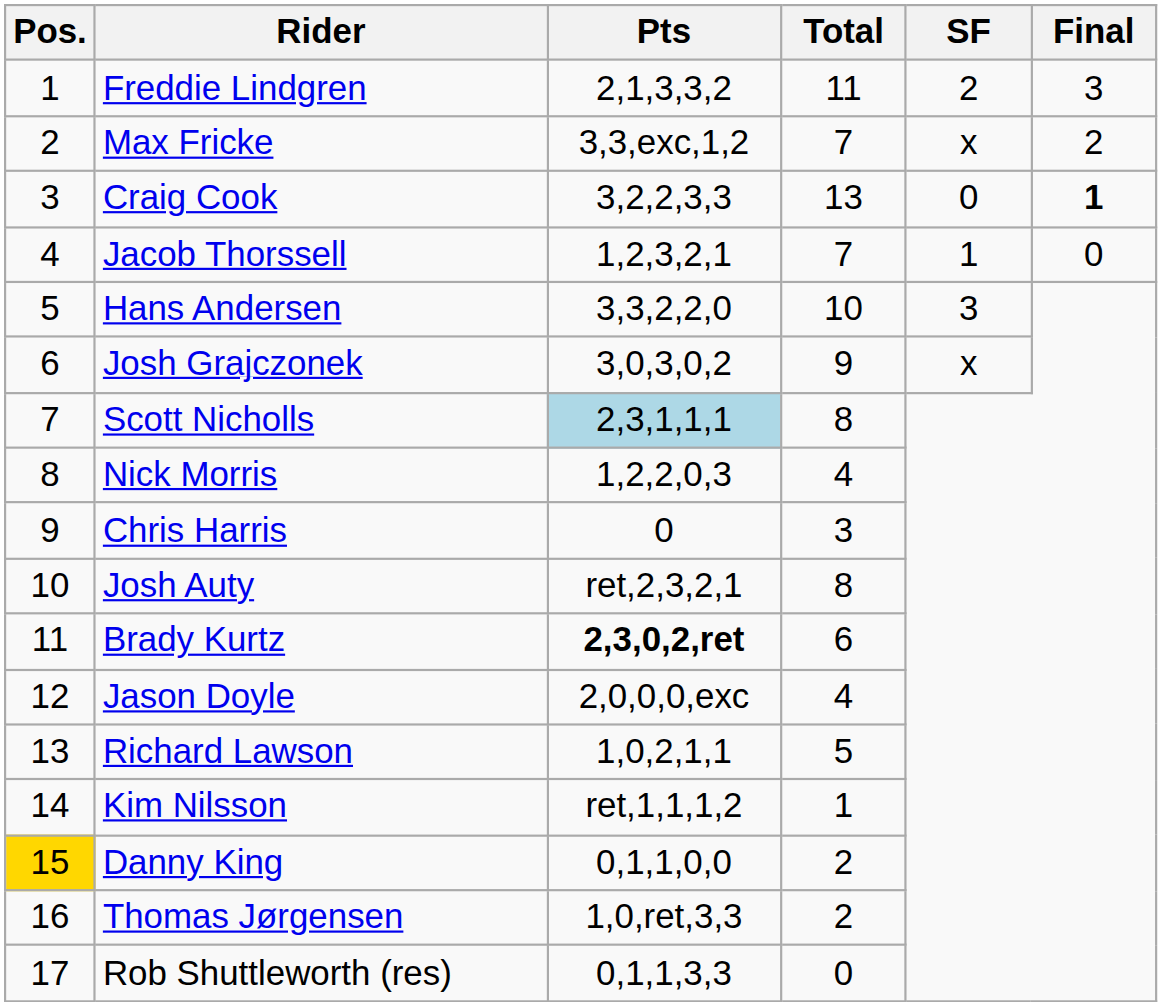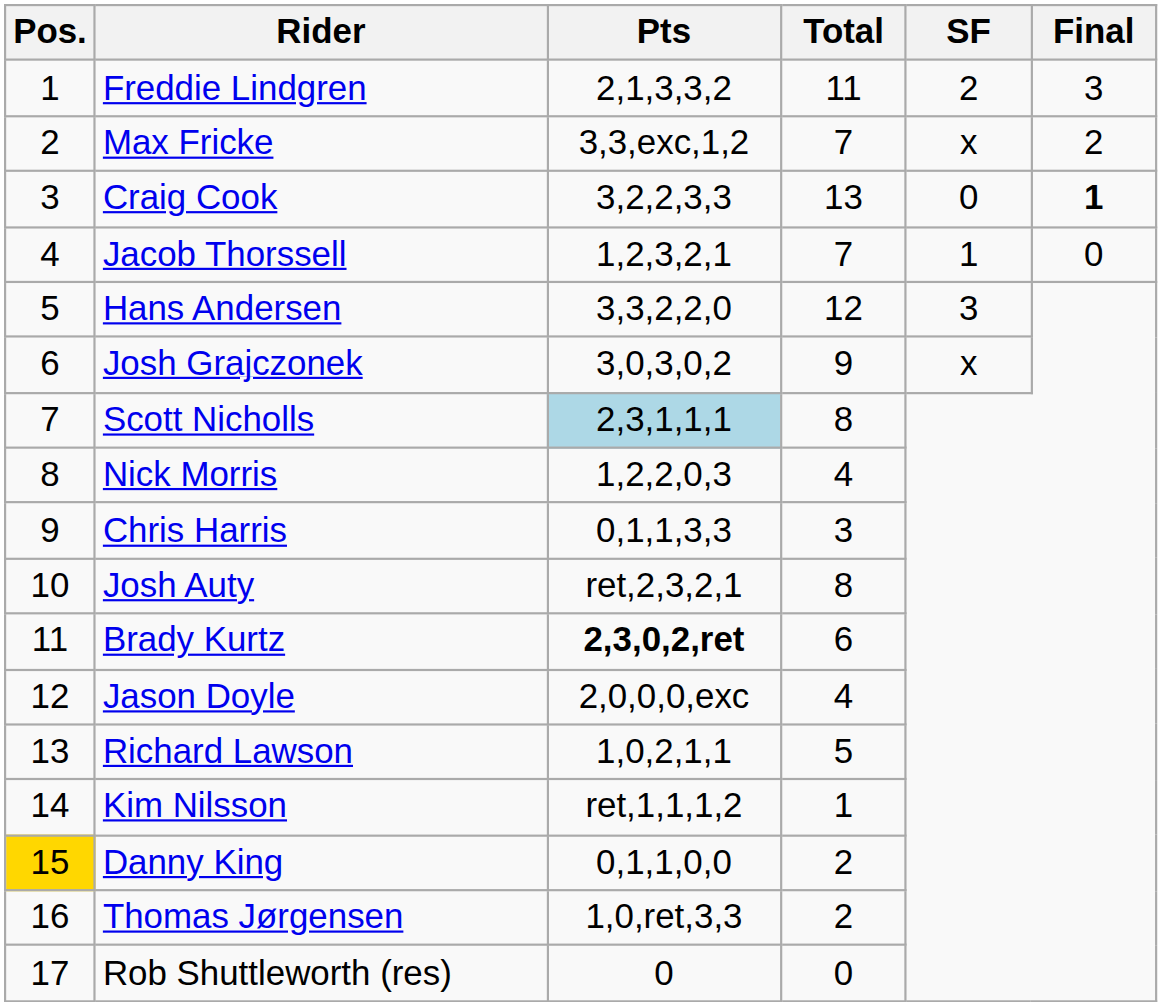(844, 308) 10 -> (844, 308) 12
(664, 530) 0 -> (664, 530) 0,1,1,3,3
(664, 972) 0,1,1,3,3 -> (664, 972) 0
